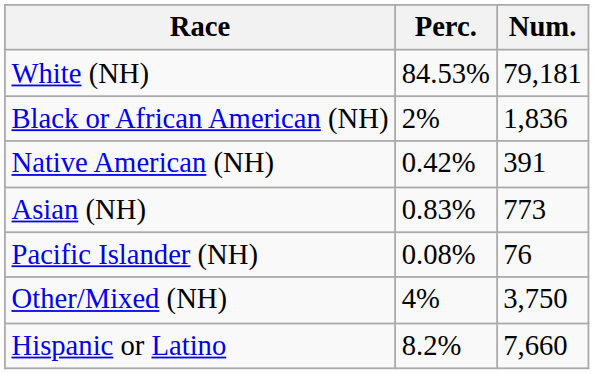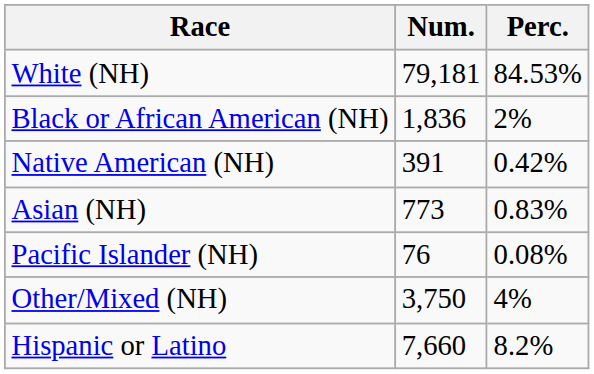columns swapped: (543, 27) <-> (446, 27)
